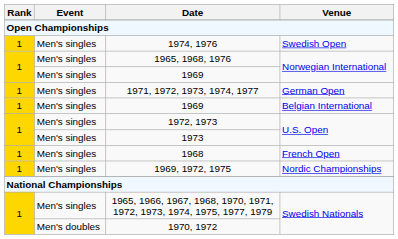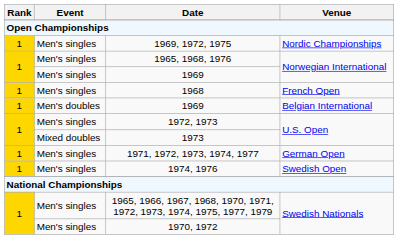rows swapped: (193, 44) <-> (193, 169)
rows swapped: (193, 153) <-> (193, 91)
(66, 106) Men's singles -> (68, 106) Men's doubles
(66, 137) Men's singles -> (68, 137) Mixed doubles
(68, 227) Men's doubles -> (66, 227) Men's singles
